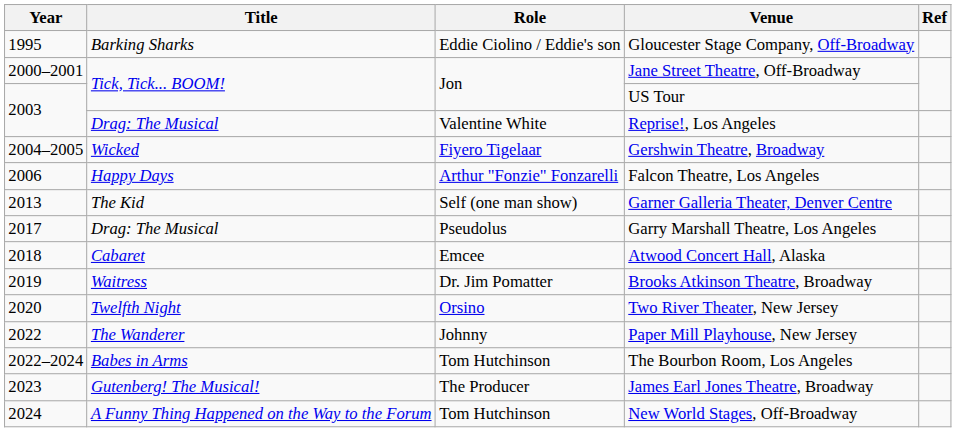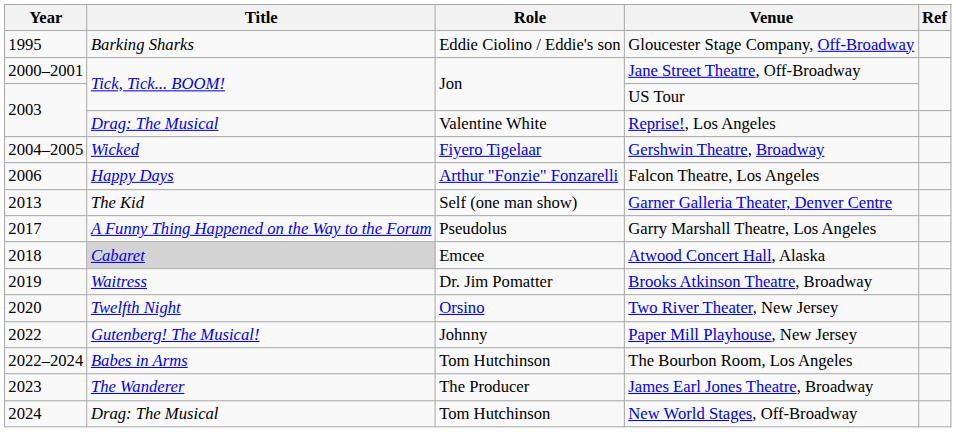(155, 228) Drag: The Musical -> (261, 228) A Funny Thing Happened on the Way to the Forum
(118, 255) no background -> (118, 255) lightgrey background
(138, 334) The Wanderer -> (175, 334) Gutenberg! The Musical!
(175, 387) Gutenberg! The Musical! -> (138, 387) The Wanderer
(261, 413) A Funny Thing Happened on the Way to the Forum -> (155, 413) Drag: The Musical
